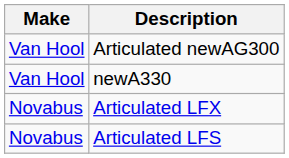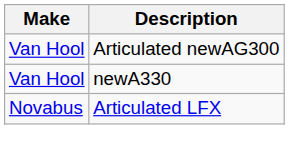- row: (157, 138)
